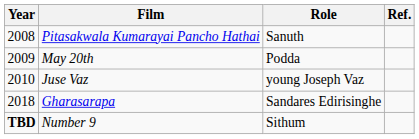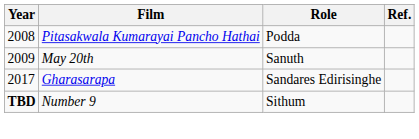(285, 36) Sanuth -> (283, 36) Podda
(283, 58) Podda -> (285, 58) Sanuth
- row: (65, 79)
(21, 101) 2018 -> (21, 79) 2017
